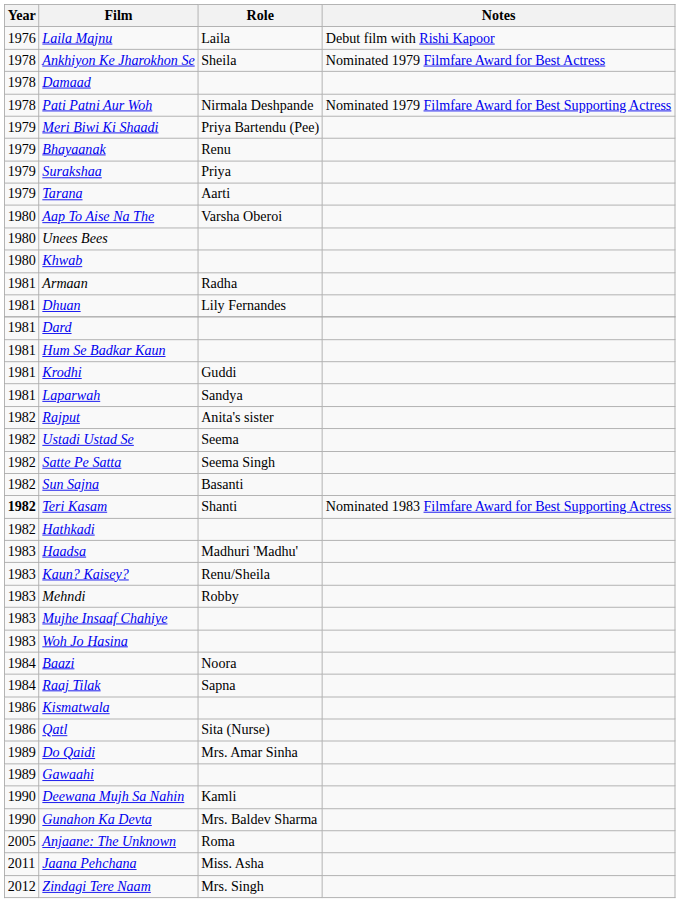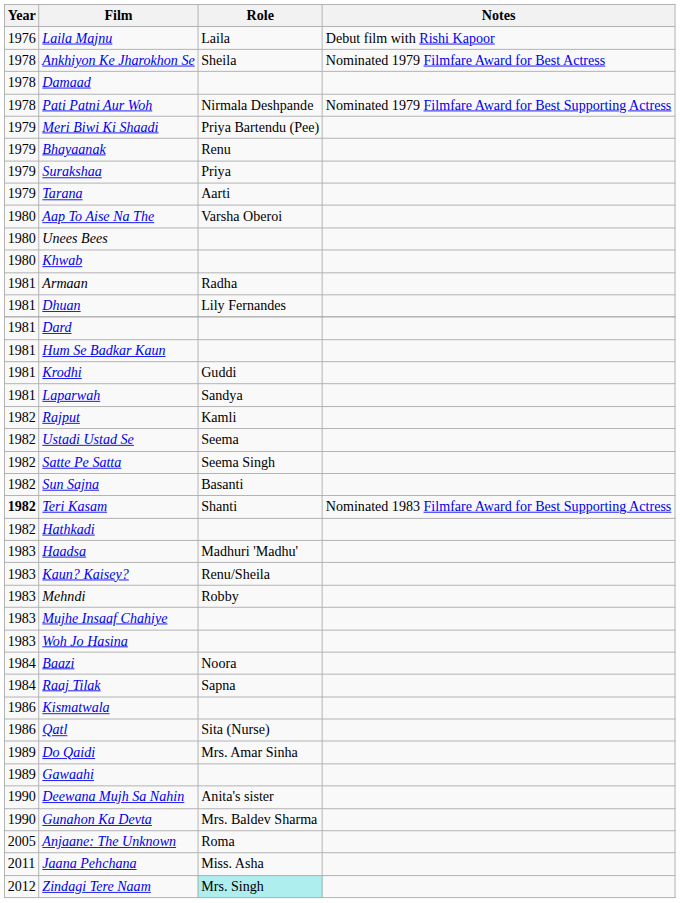(237, 417) Anita's sister -> (219, 417) Kamli
(219, 797) Kamli -> (237, 797) Anita's sister
(232, 886) no background -> (232, 886) paleturquoise background
